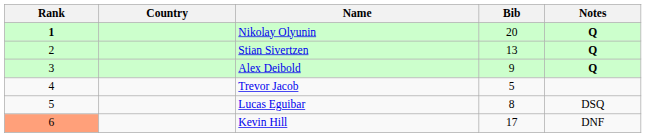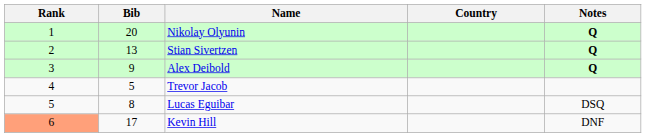columns swapped: (512, 13) <-> (167, 13)
(51, 31) bold -> (51, 31) normal
